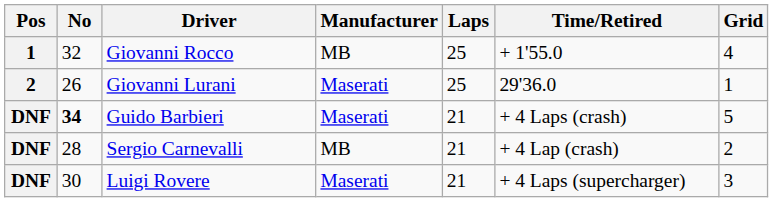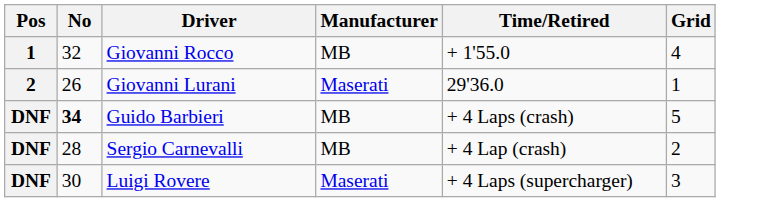- column: (469, 20)
(354, 116) Maserati -> (336, 116) MB
